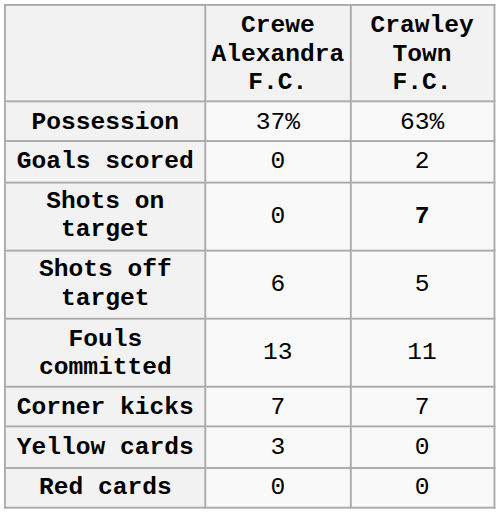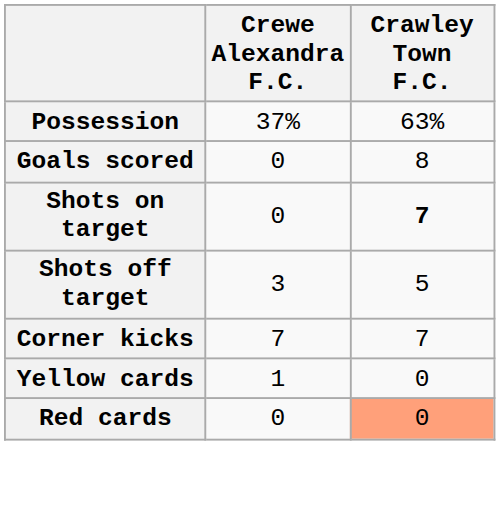(422, 162) 2 -> (422, 162) 8
(278, 284) 6 -> (278, 284) 3
- row: (105, 353)
(278, 447) 3 -> (278, 379) 1
(422, 487) no background -> (422, 419) lightsalmon background
